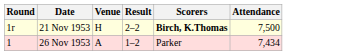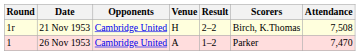+ column: (131, 12)
(192, 27) bold -> (267, 27) normal
(269, 27) 7,500 -> (342, 27) 7,508
(269, 43) 7,434 -> (342, 43) 7,470
